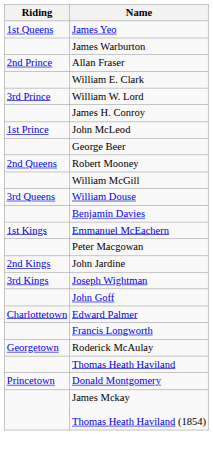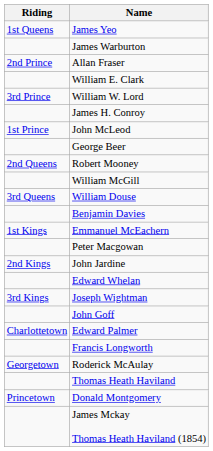+ row: (106, 280)
